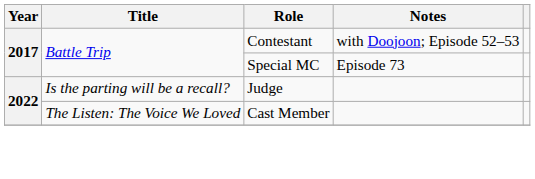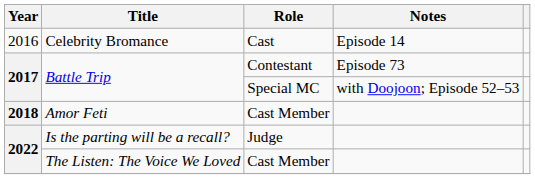+ row: (107, 40)
(428, 40) with Doojoon; Episode 52–53 -> (371, 64) Episode 73
(371, 64) Episode 73 -> (428, 88) with Doojoon; Episode 52–53
+ row: (76, 112)
